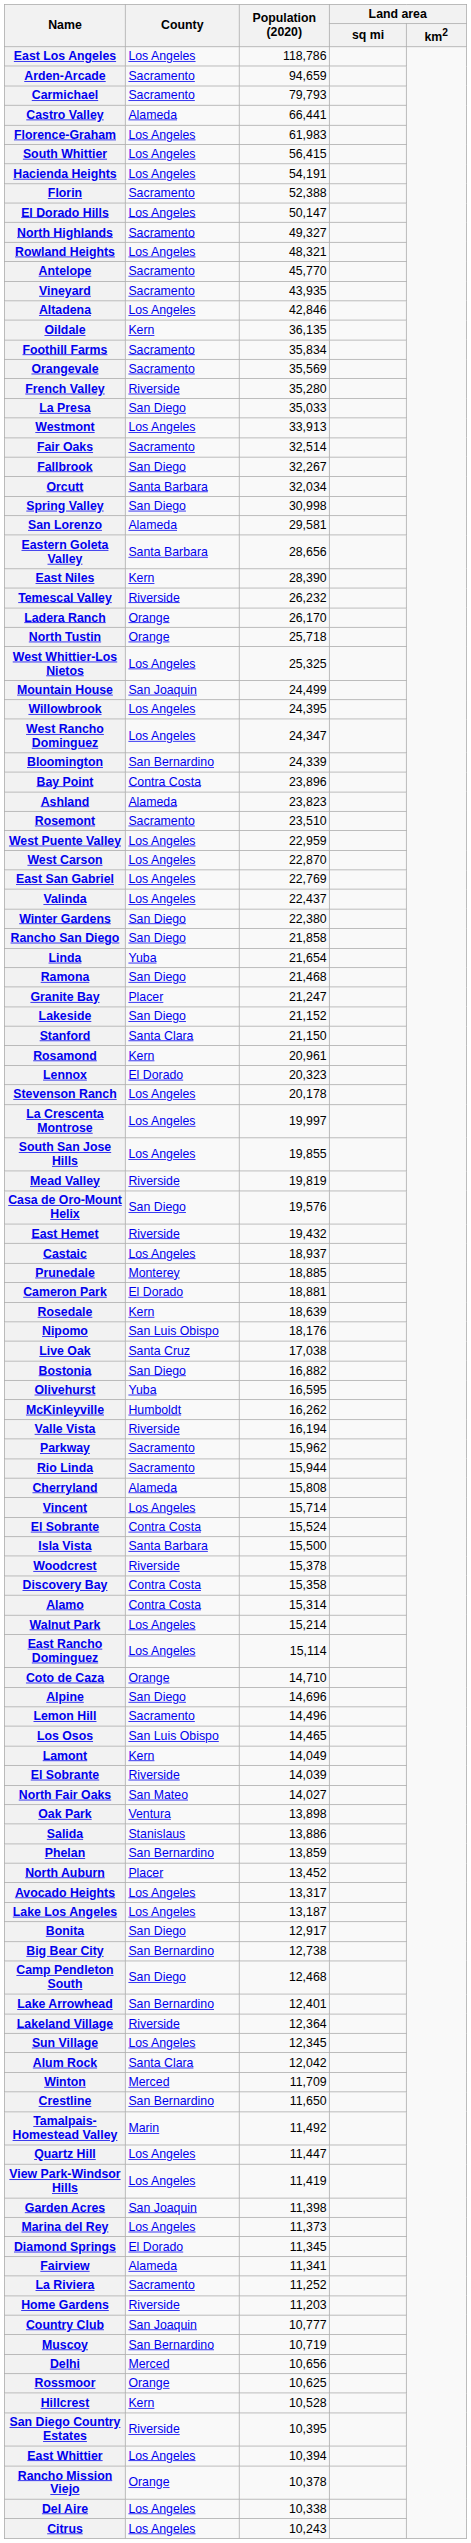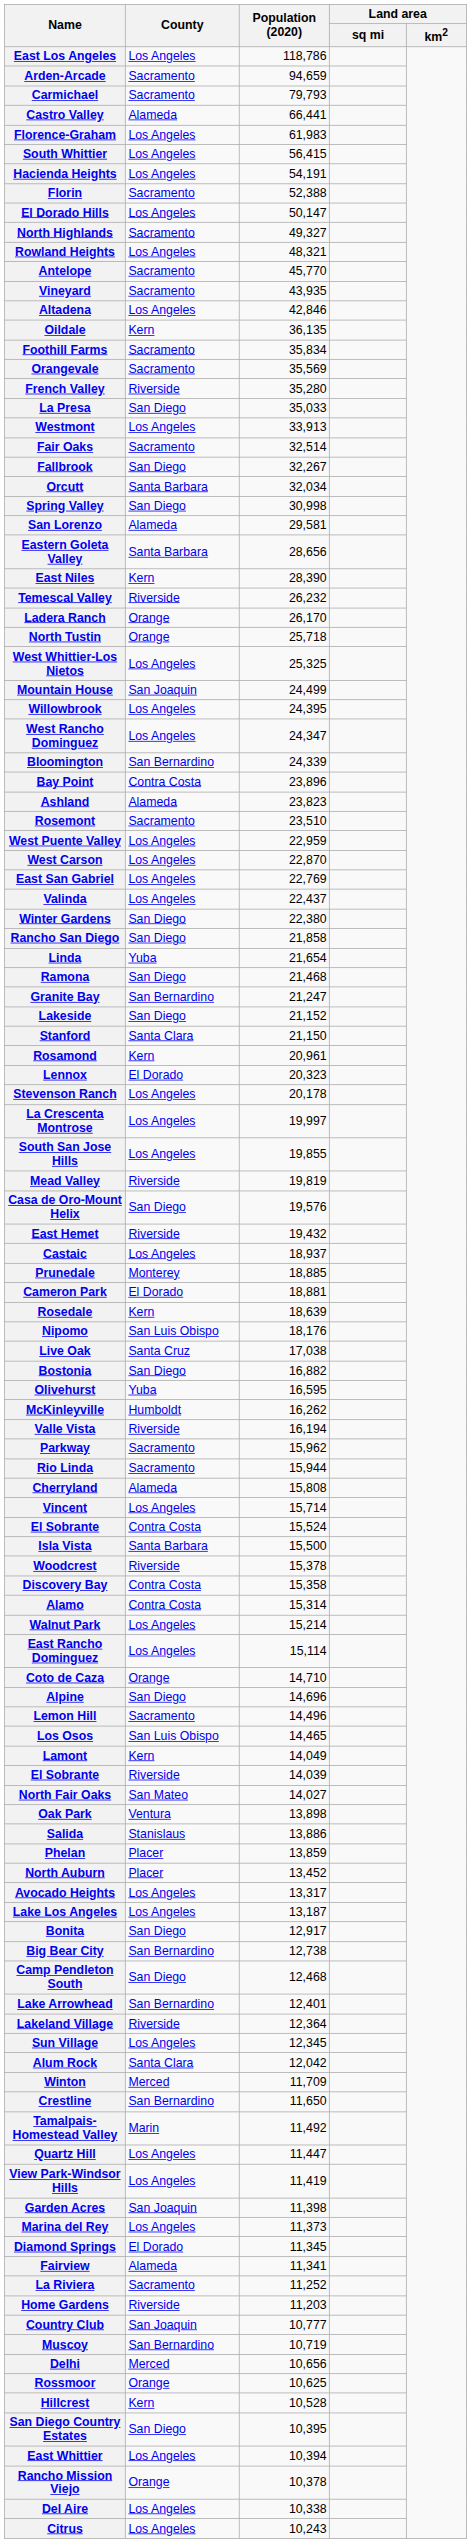(146, 997) Placer -> (171, 997) San Bernardino
(171, 1853) San Bernardino -> (146, 1853) Placer
(154, 2429) Riverside -> (157, 2429) San Diego
